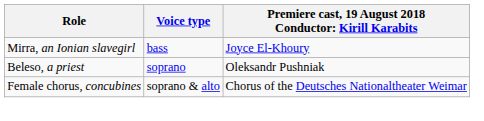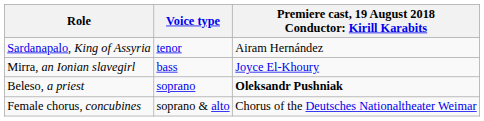+ row: (79, 47)
(275, 67) normal -> (289, 86) bold
